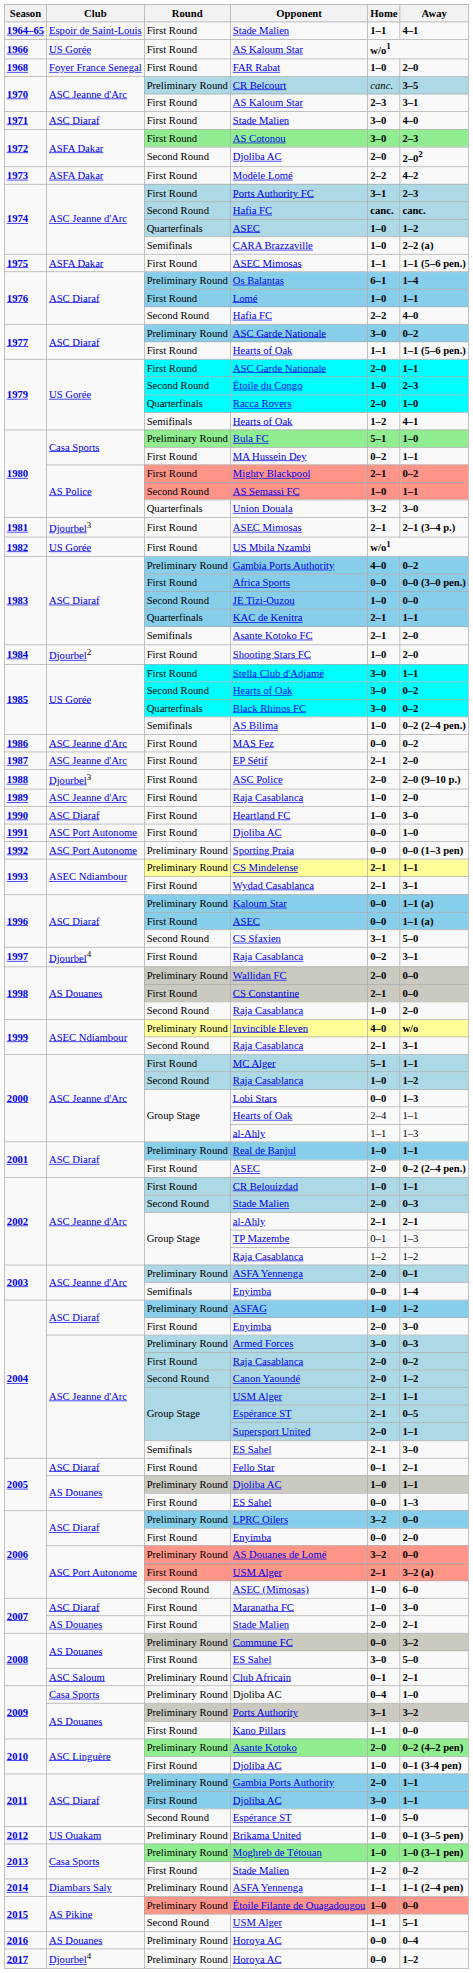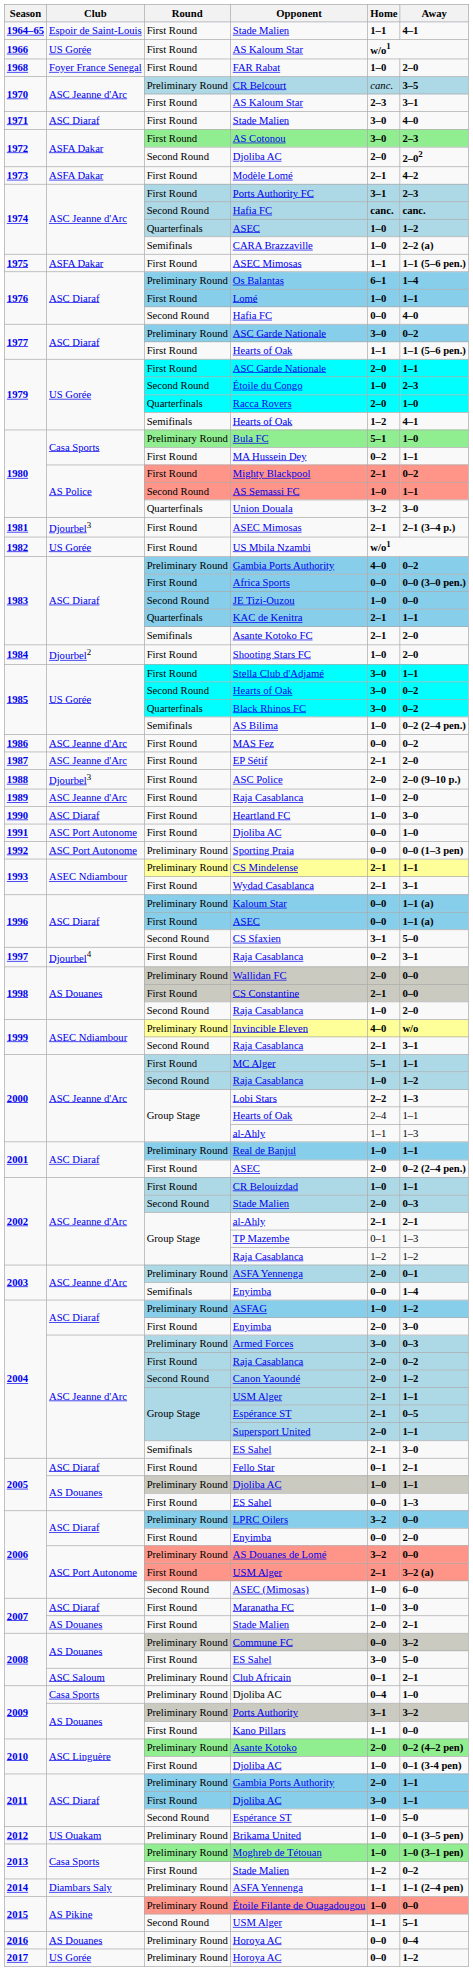(378, 175) 2–2 -> (378, 175) 2–1
(378, 315) 2–2 -> (378, 315) 0–0
(378, 1098) 0–0 -> (378, 1098) 2–2
(70, 1959) Djourbel4 -> (70, 1958) US Gorée
